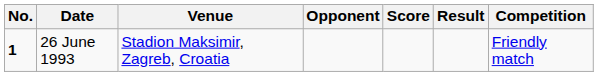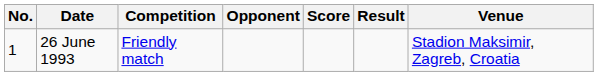columns swapped: (210, 16) <-> (541, 16)
(12, 50) bold -> (12, 50) normal
